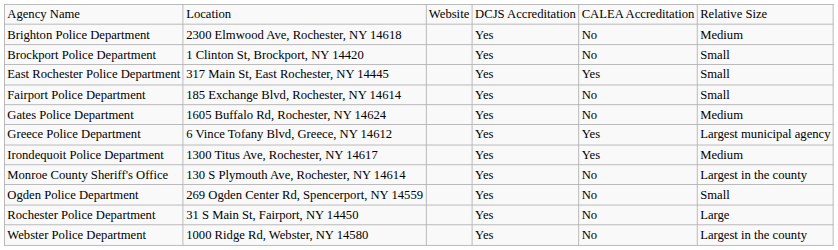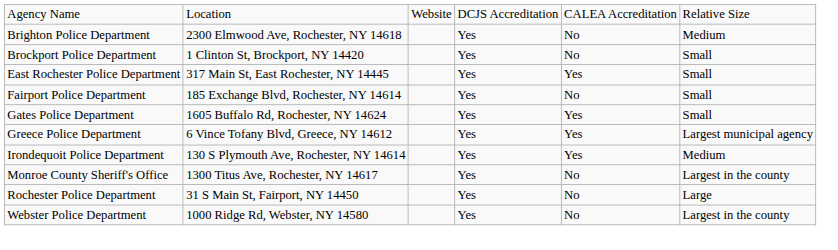(589, 114) No -> (573, 114) Yes
(722, 114) Medium -> (697, 114) Small
(282, 154) 1300 Titus Ave, Rochester, NY 14617 -> (296, 154) 130 S Plymouth Ave, Rochester, NY 14614
(296, 174) 130 S Plymouth Ave, Rochester, NY 14614 -> (282, 174) 1300 Titus Ave, Rochester, NY 14617
- row: (73, 194)
